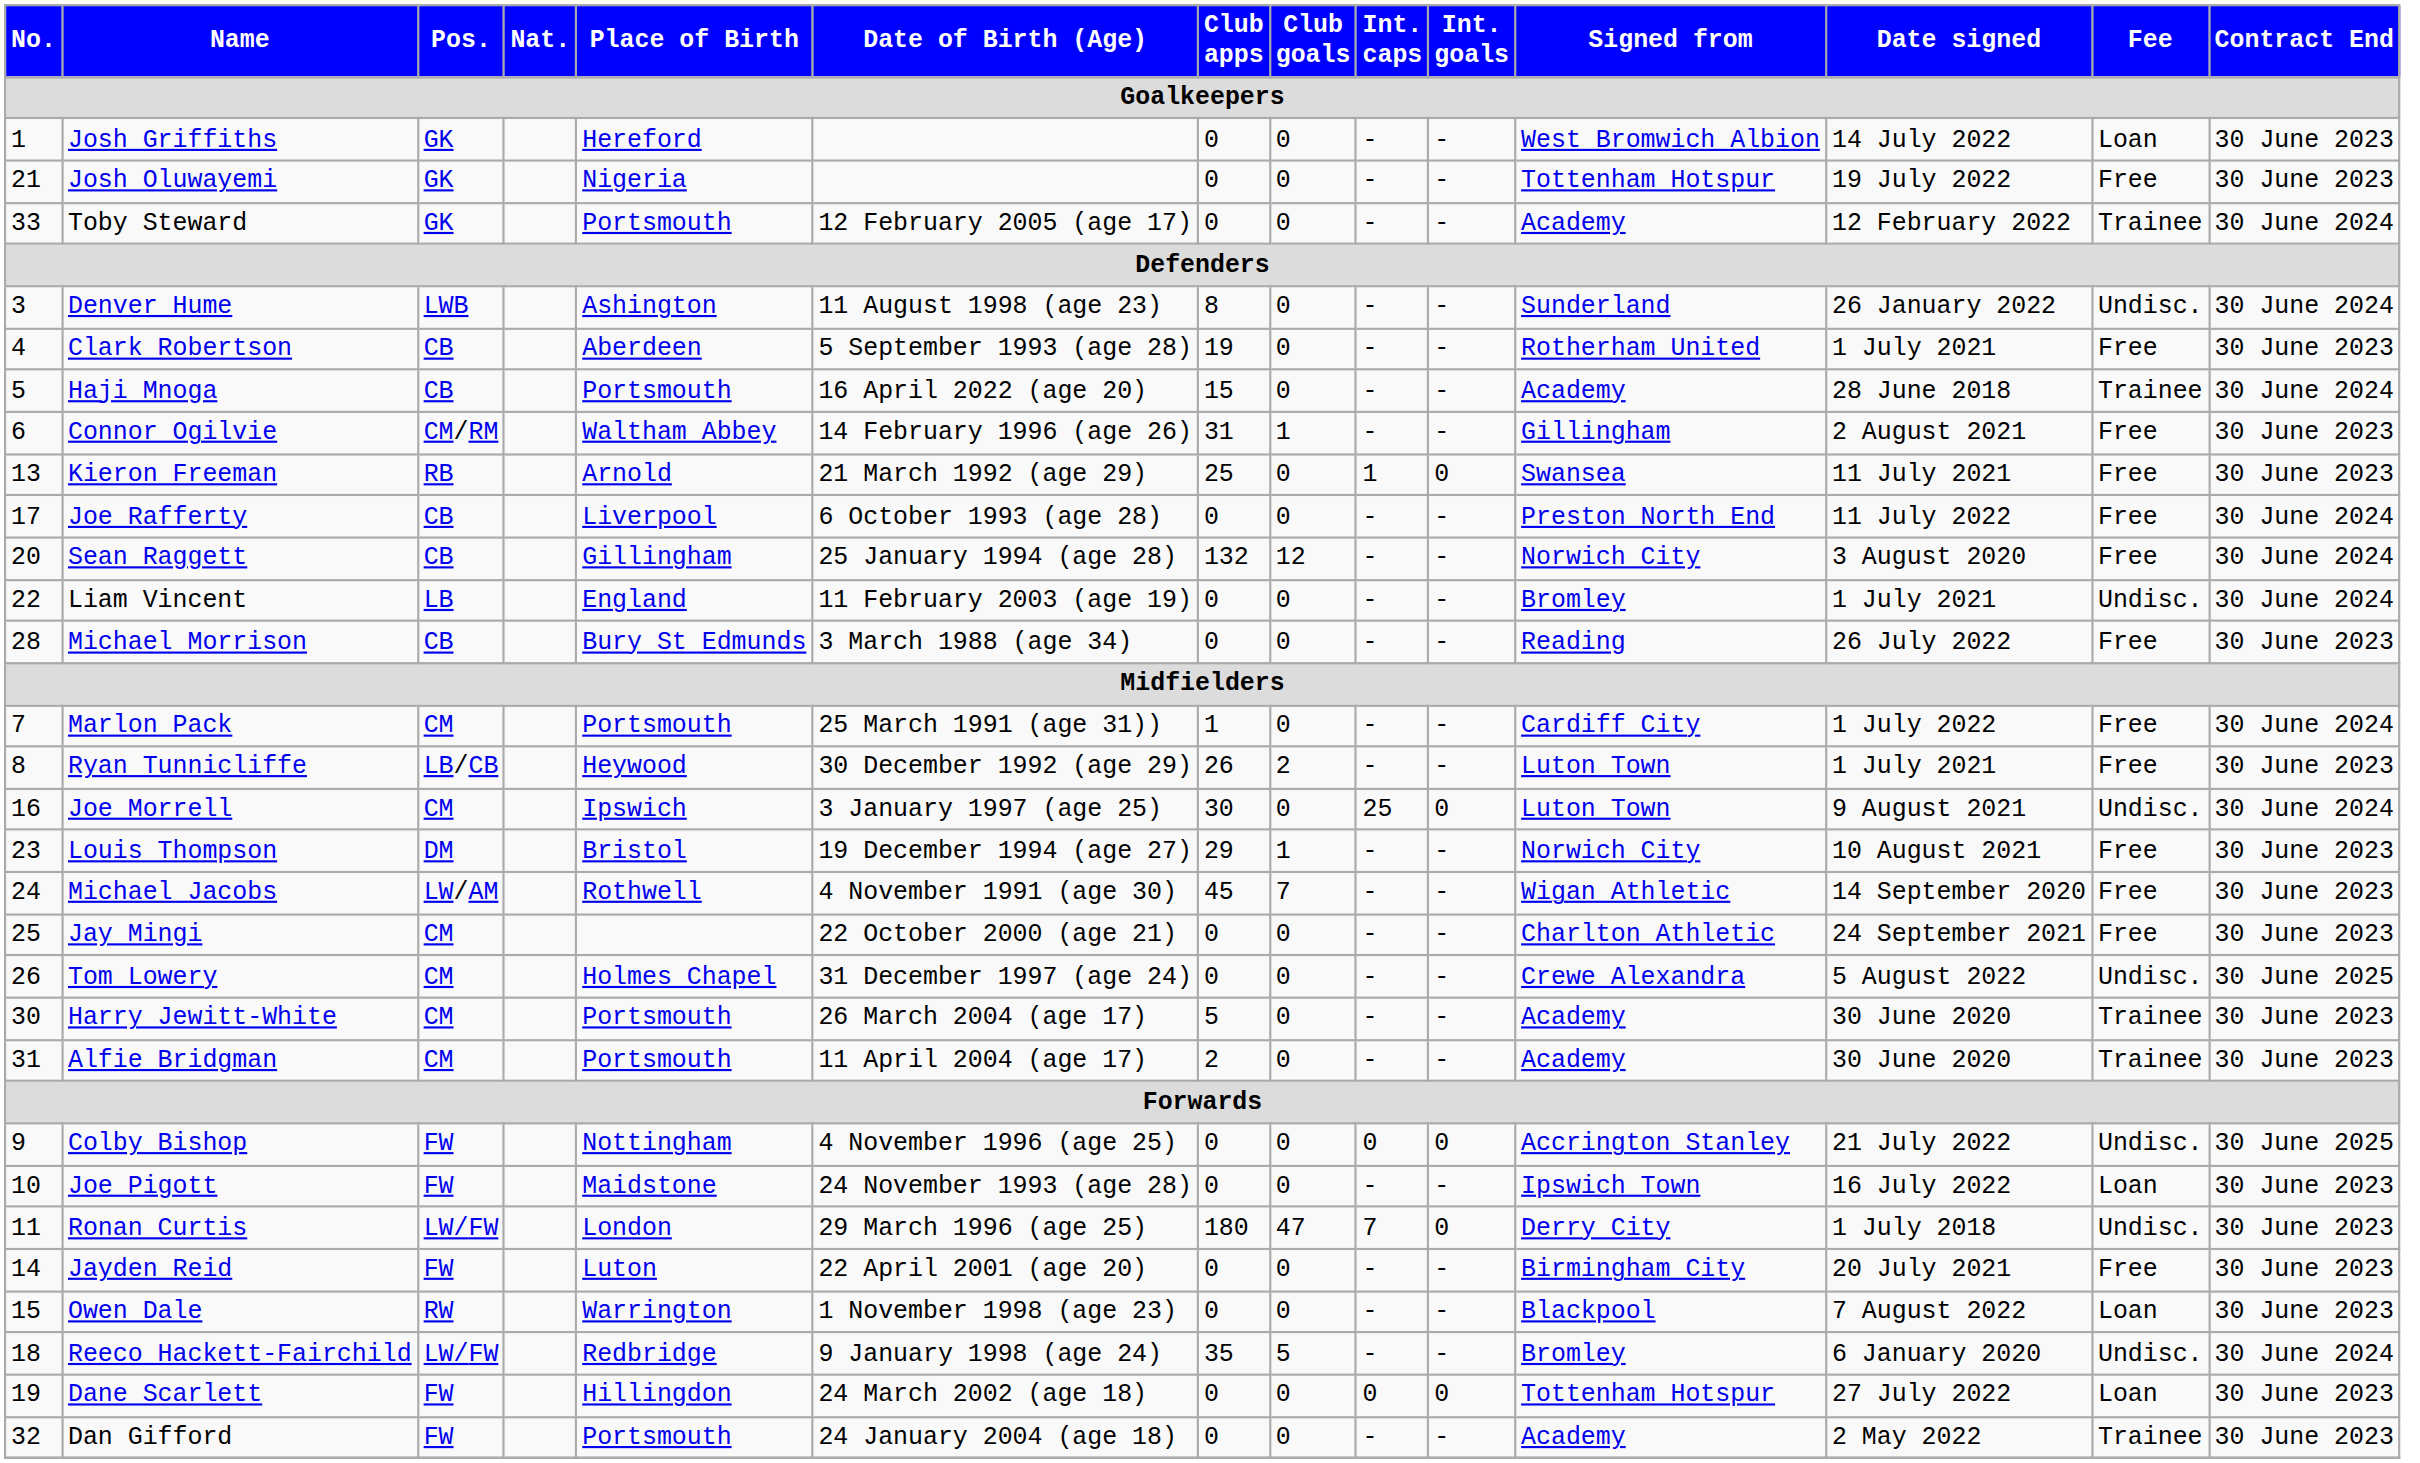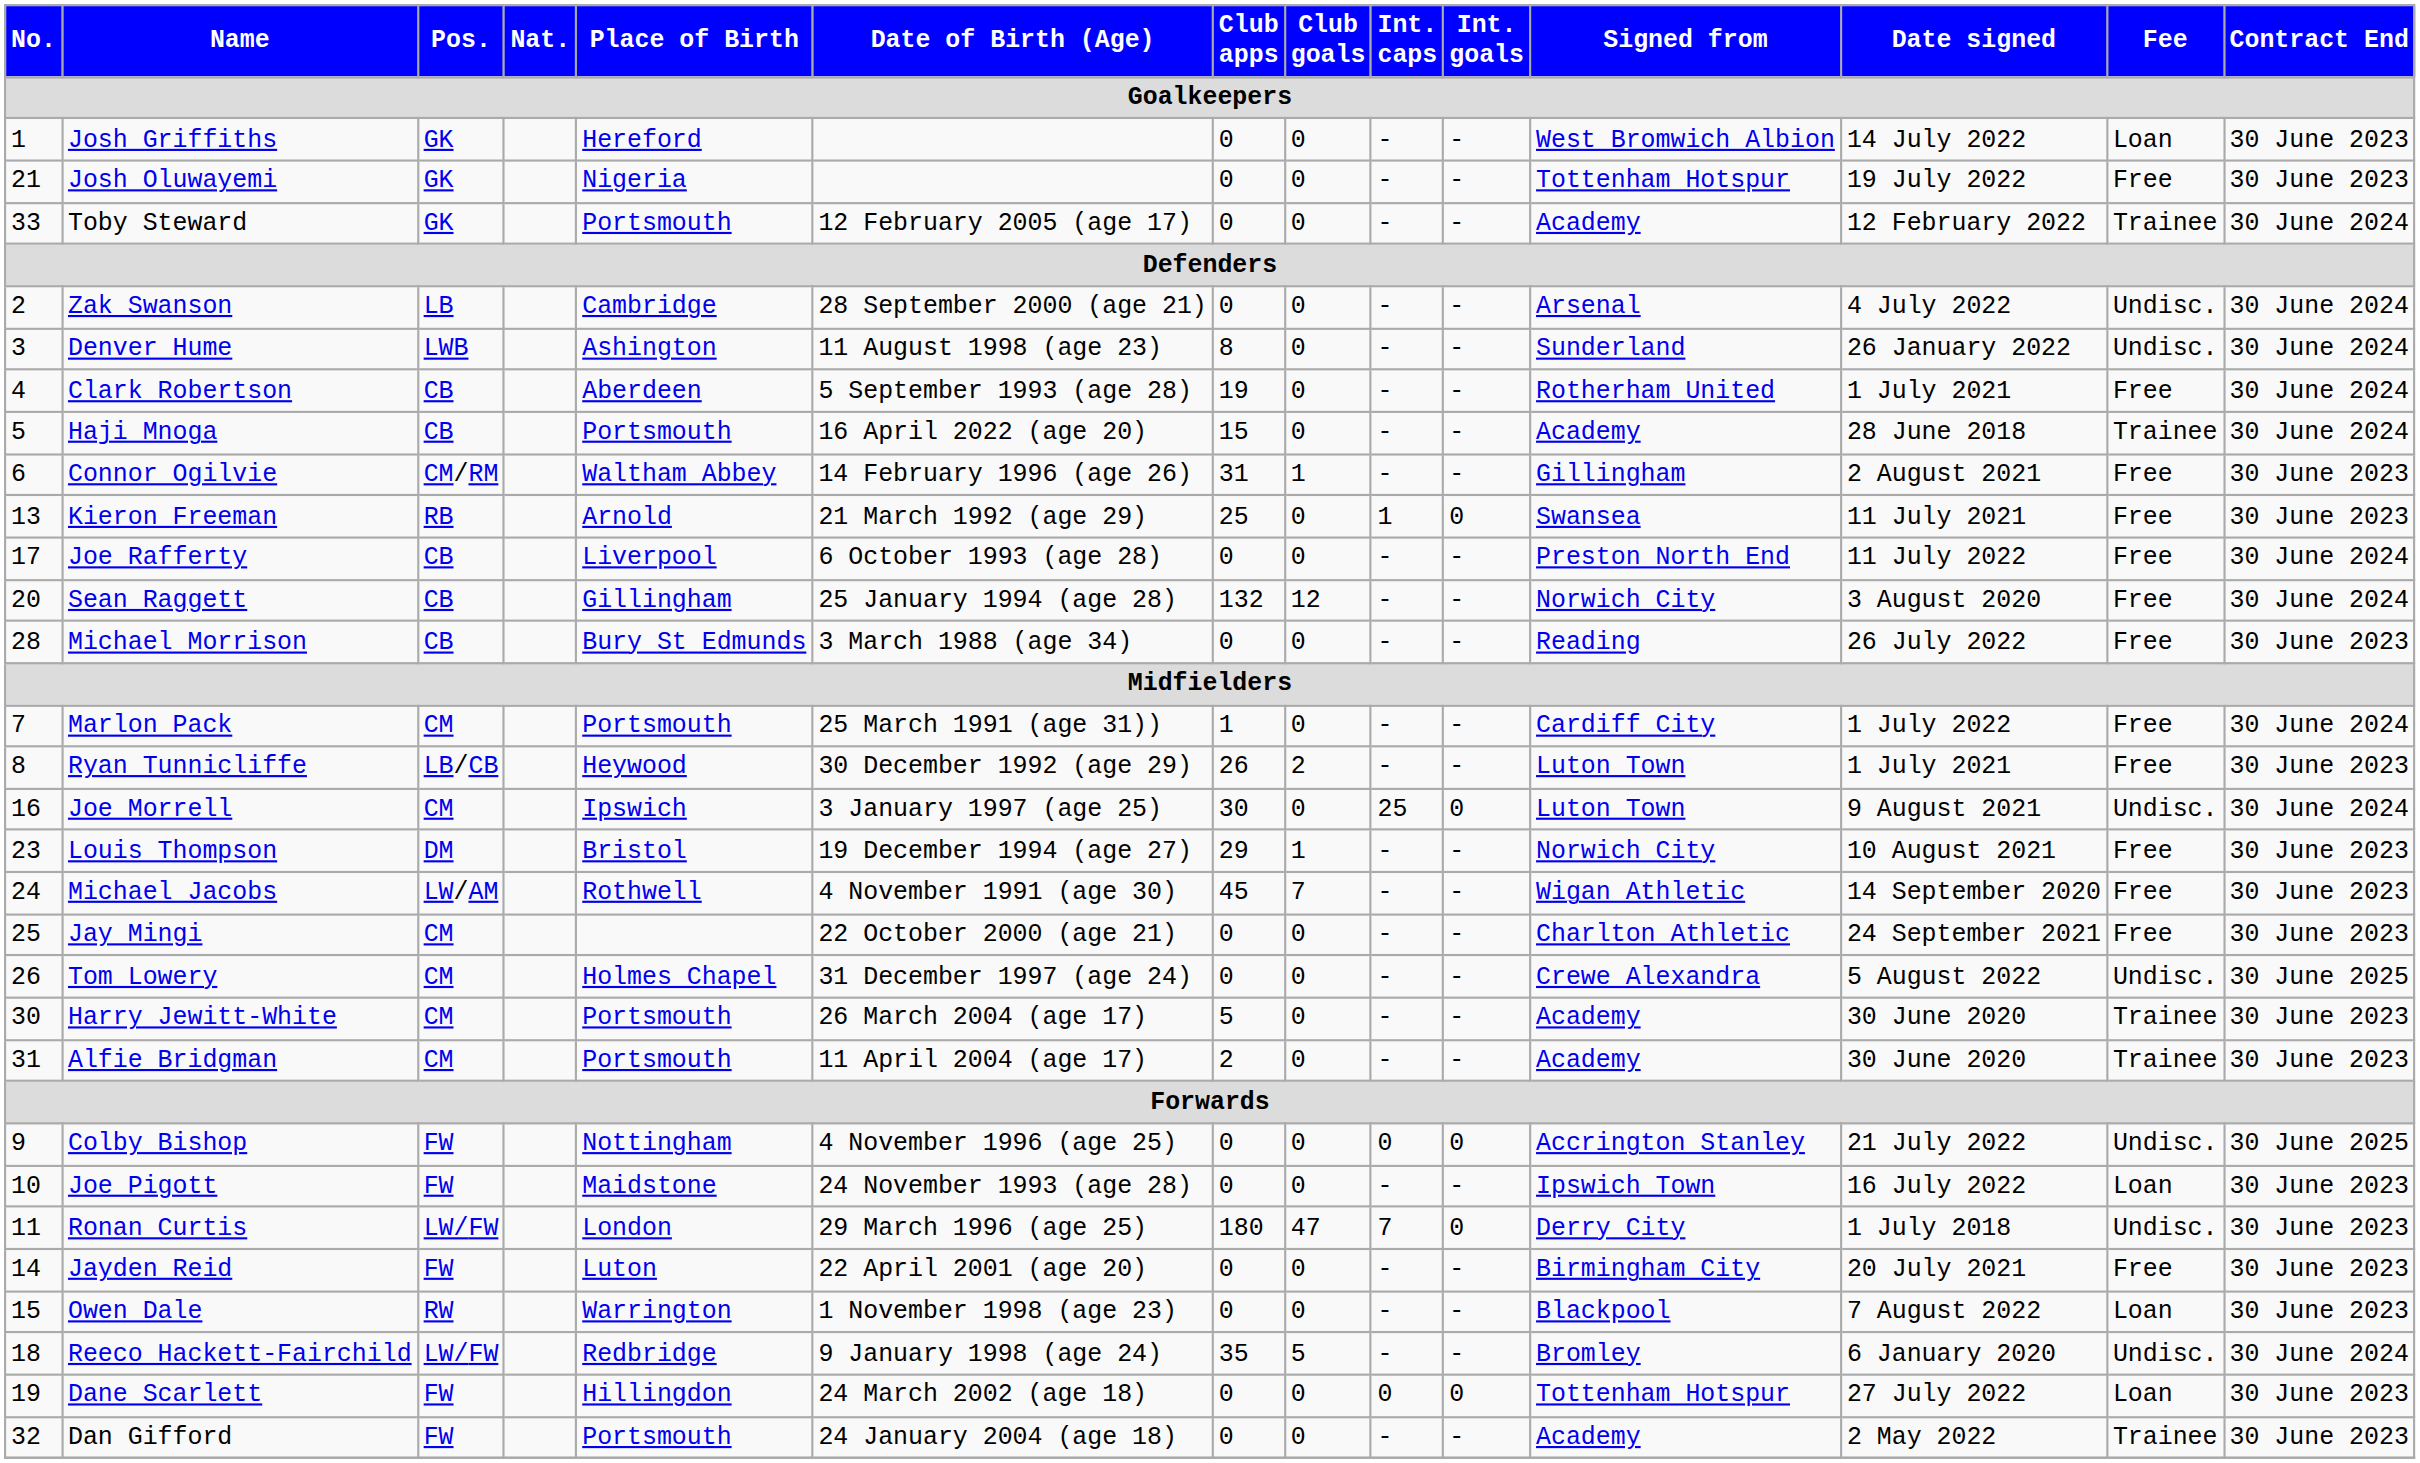+ row: (150, 307)
(2304, 349) 30 June 2023 -> (2319, 390) 30 June 2024
- row: (158, 600)
